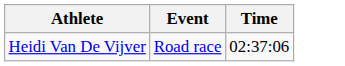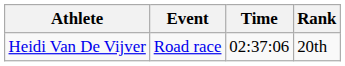+ column: (317, 18)
